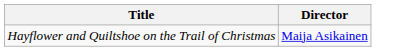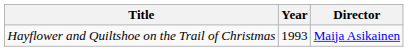+ column: (294, 14)
